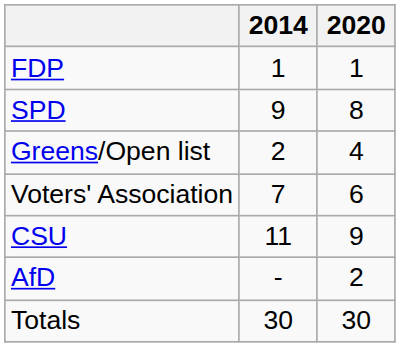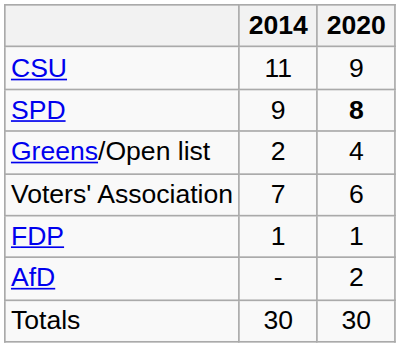rows swapped: (39, 236) <-> (38, 67)
(356, 109) normal -> (356, 109) bold
